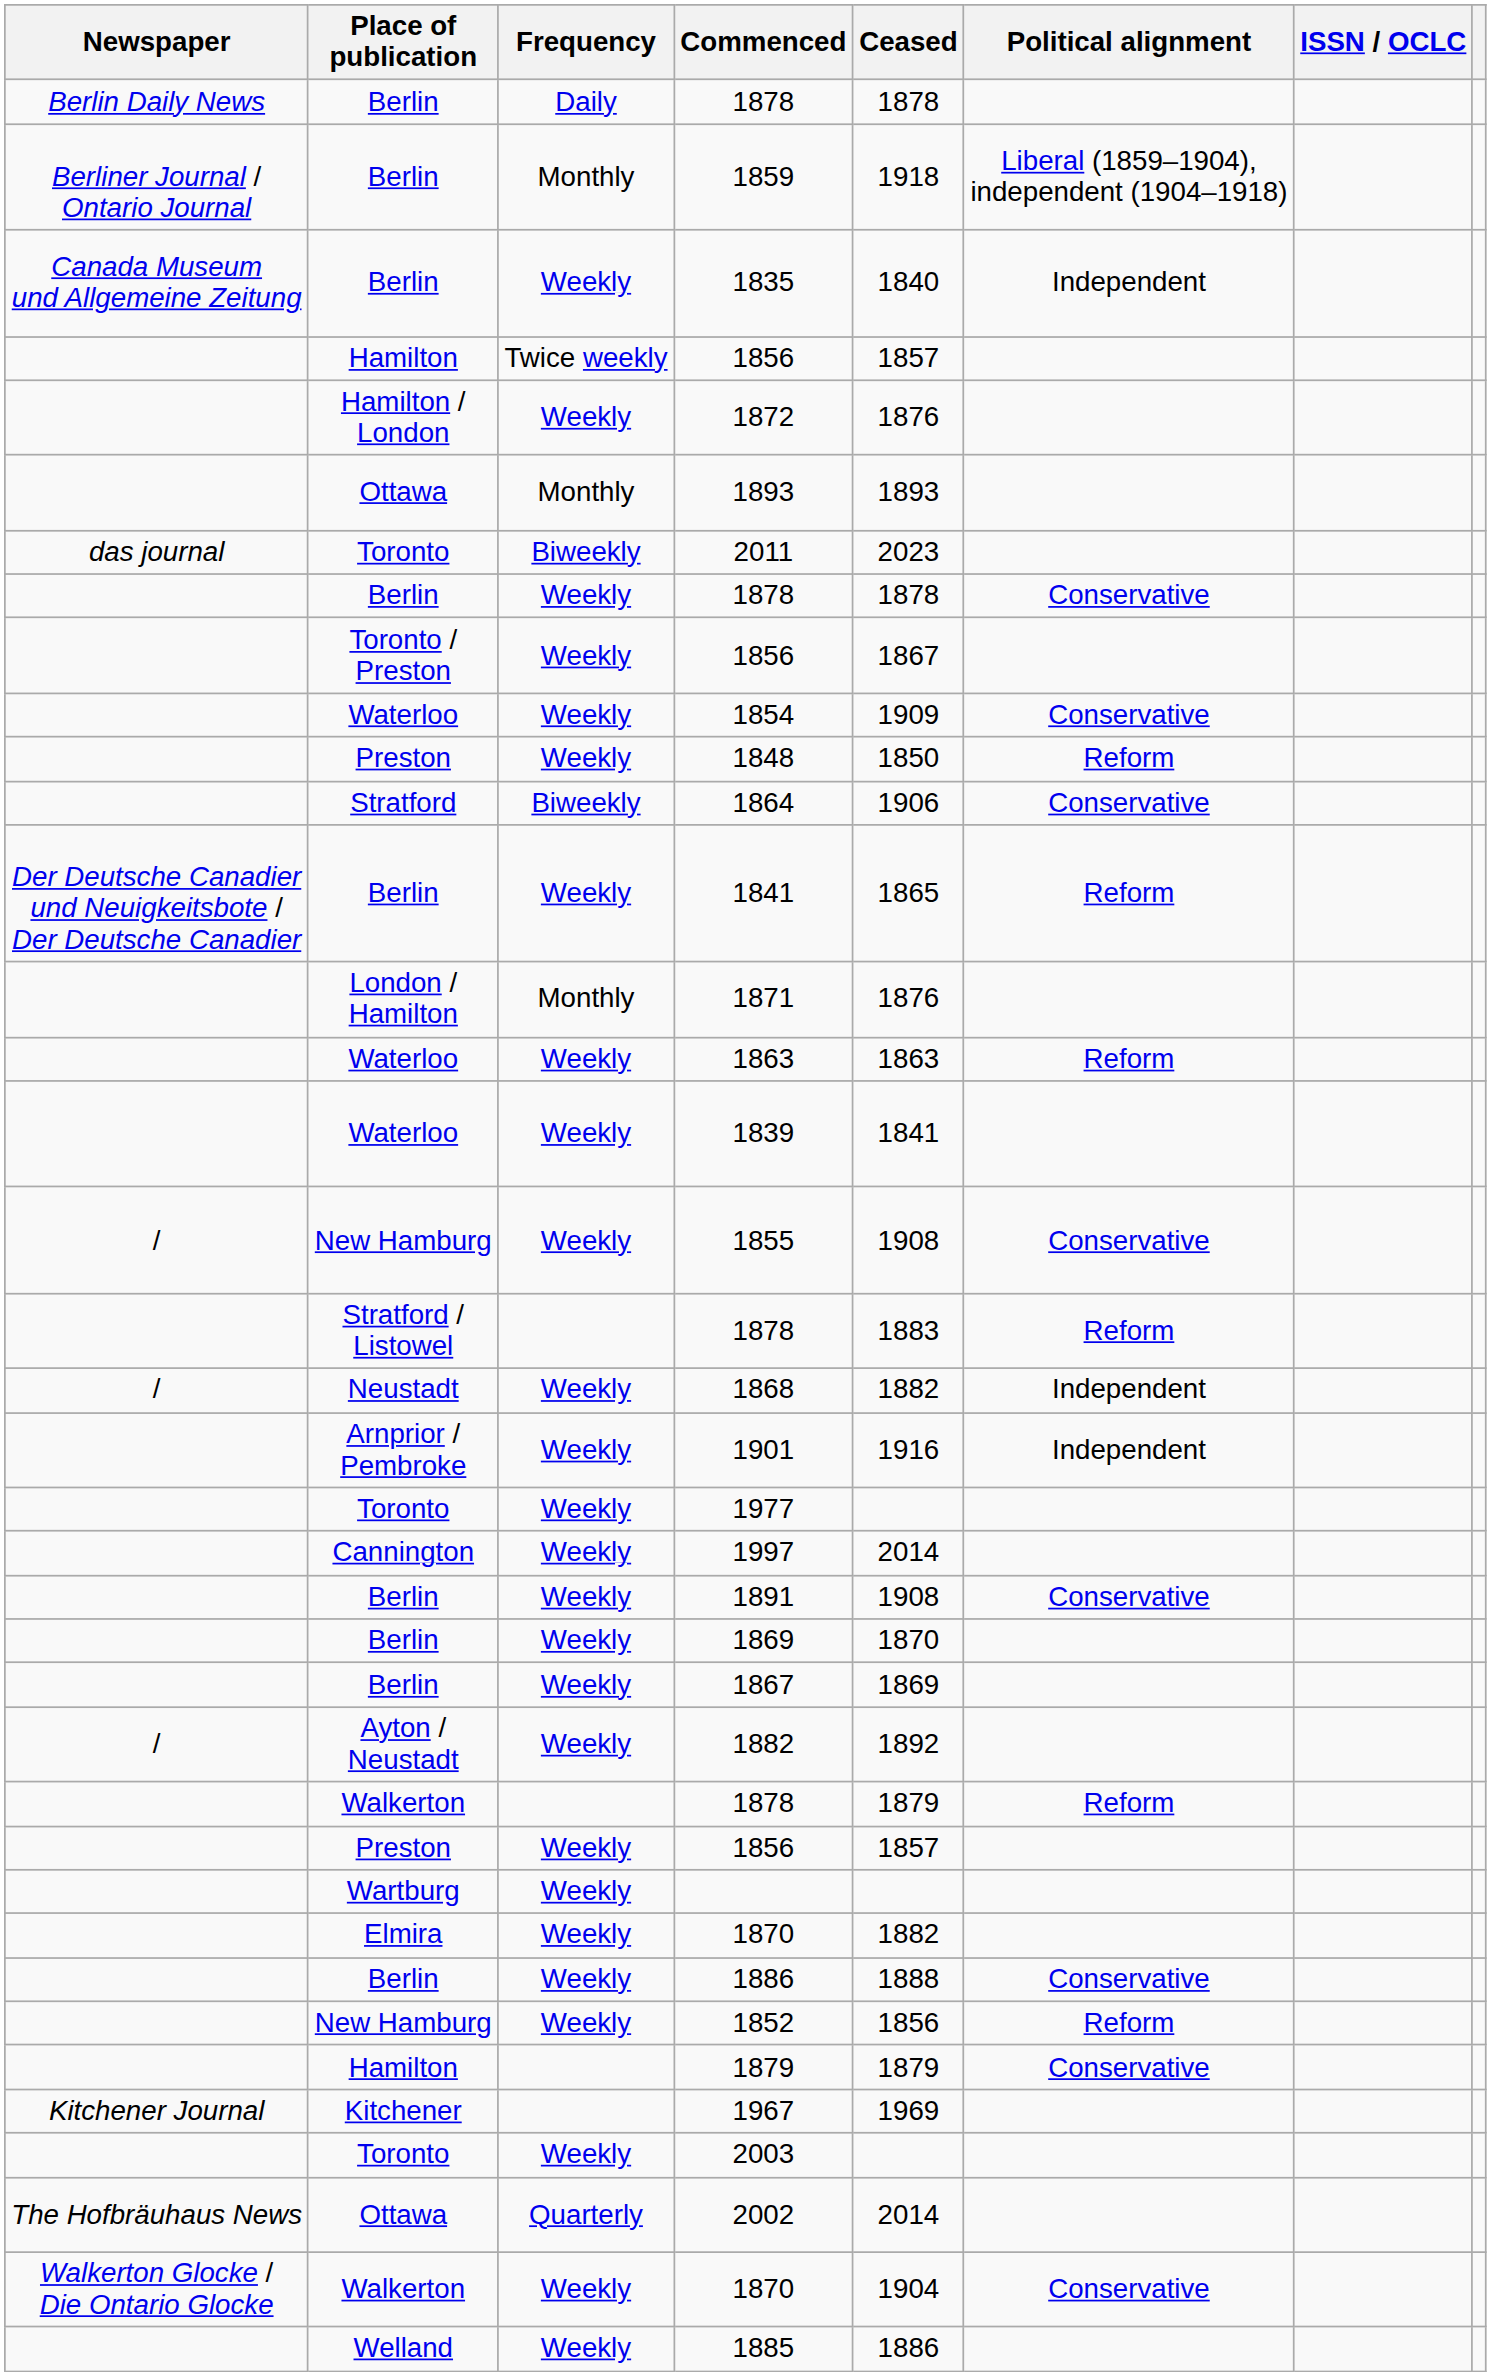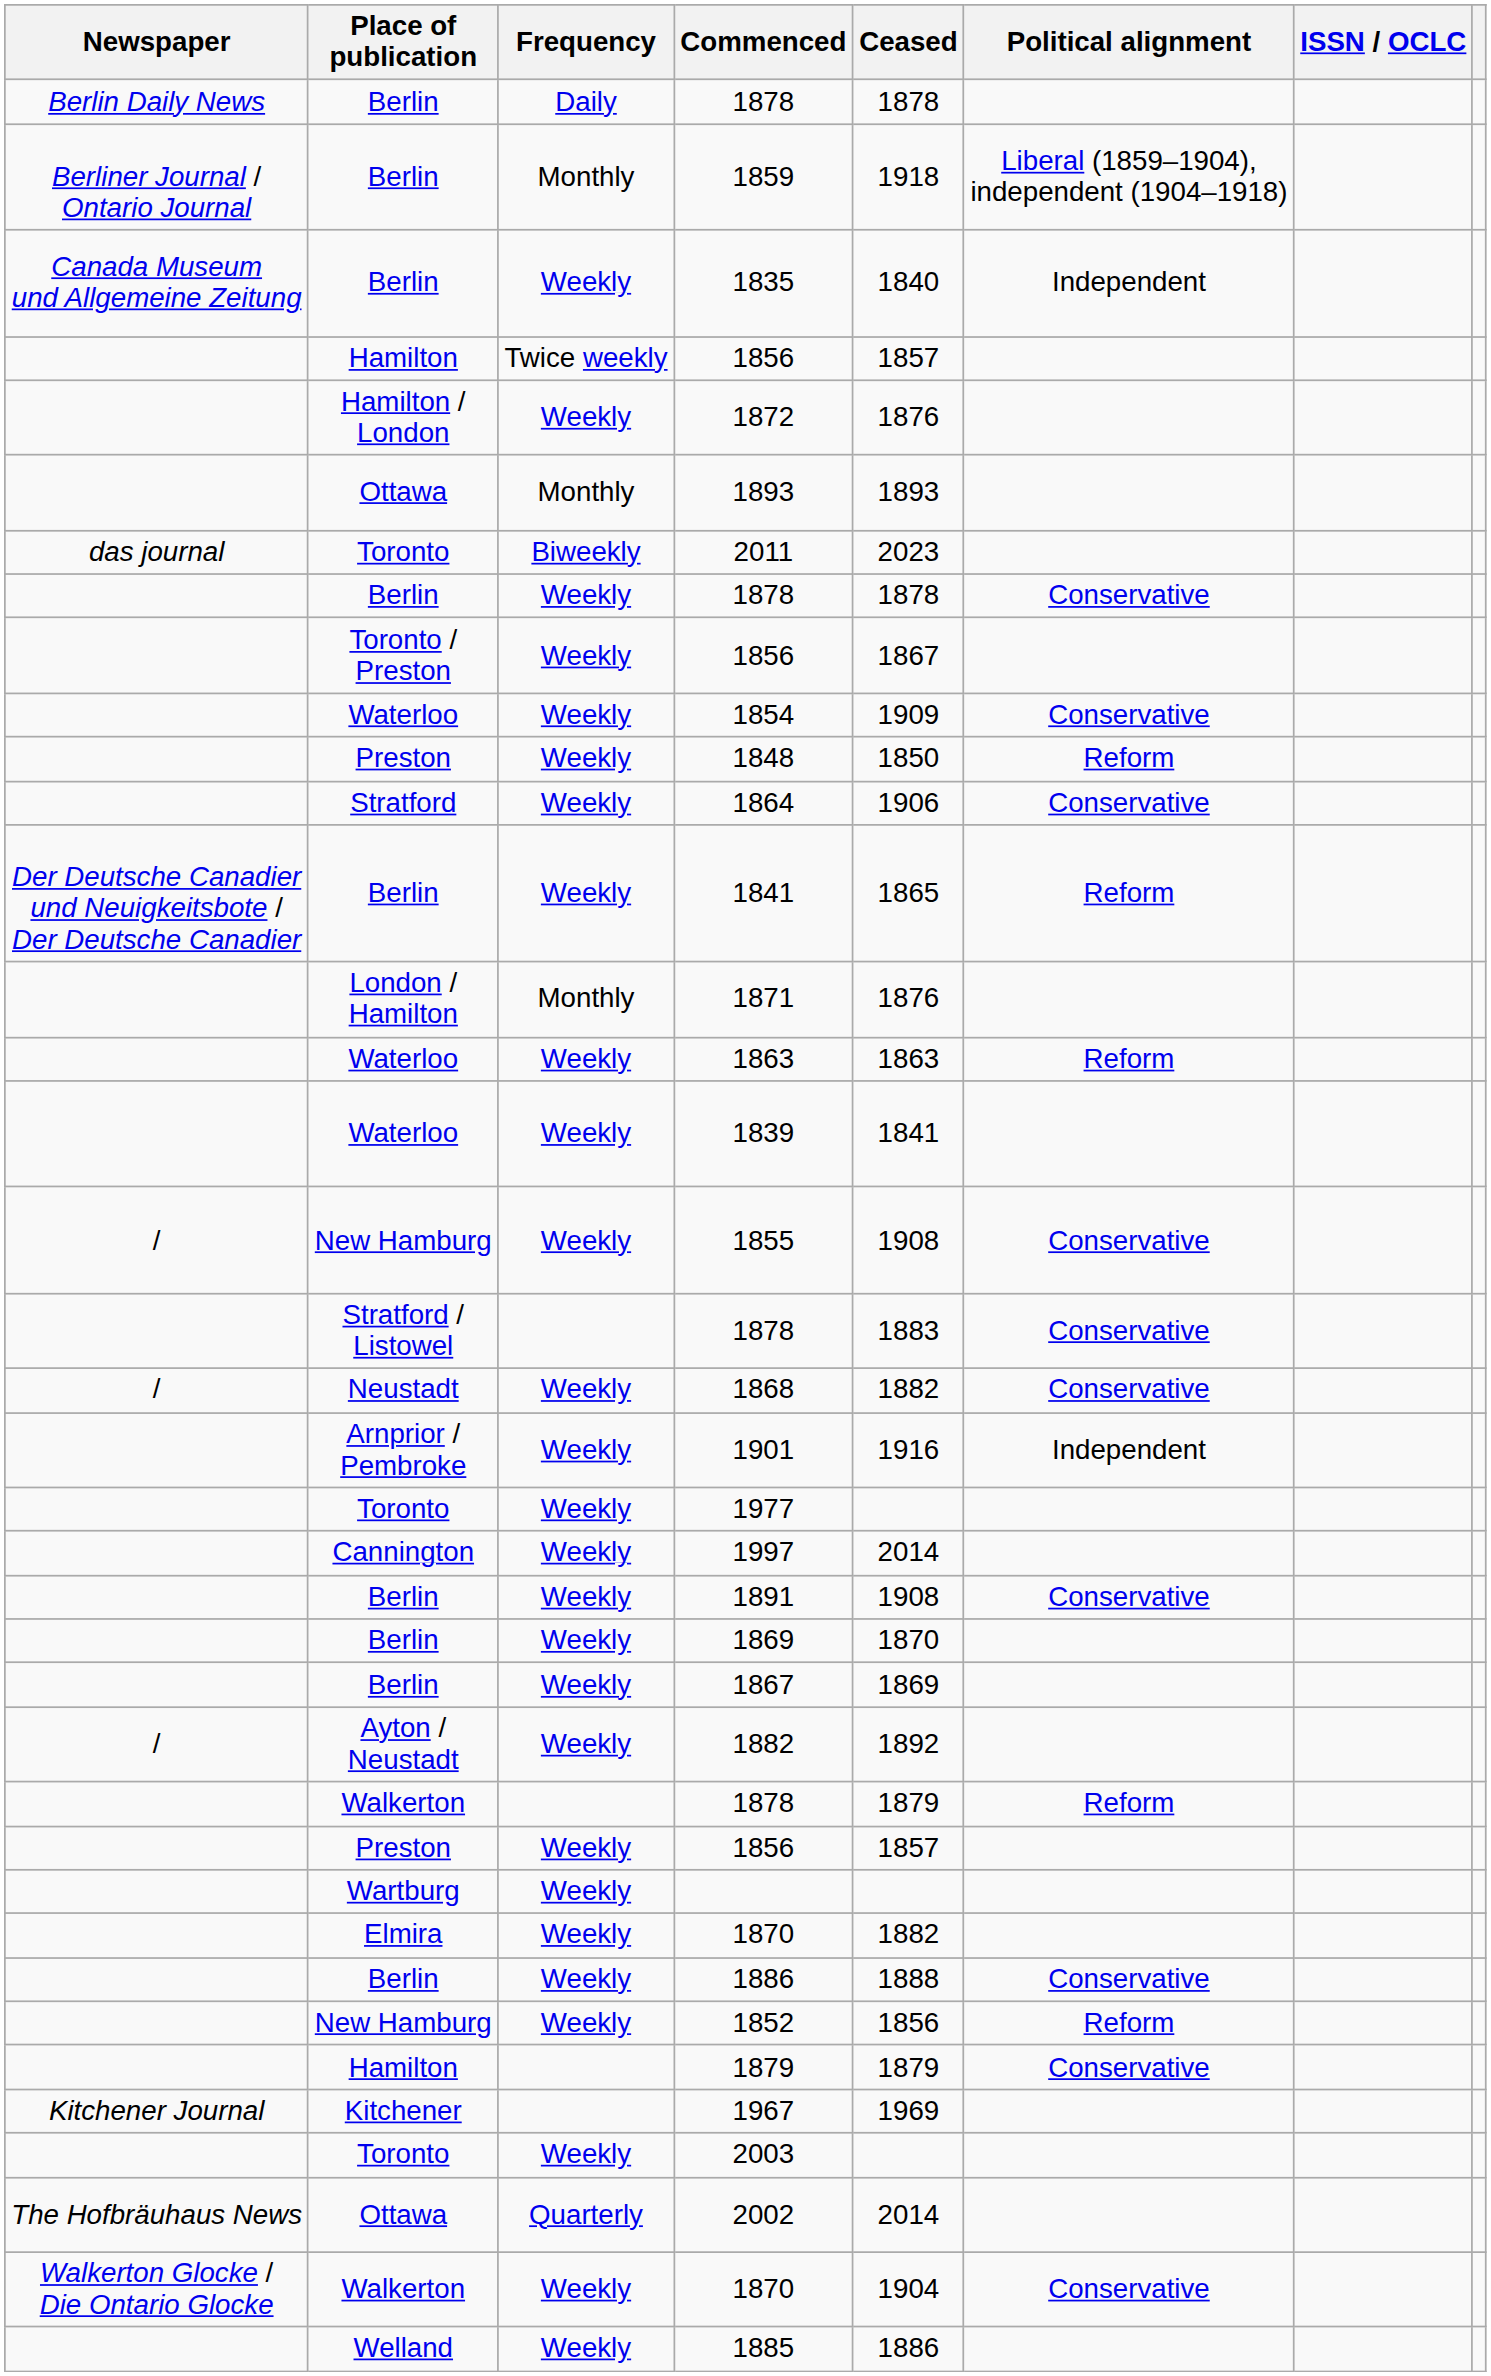(586, 802) Biweekly -> (586, 802) Weekly
(1129, 1330) Reform -> (1129, 1330) Conservative
(1129, 1389) Independent -> (1129, 1389) Conservative
